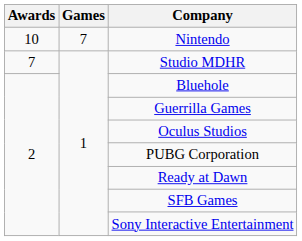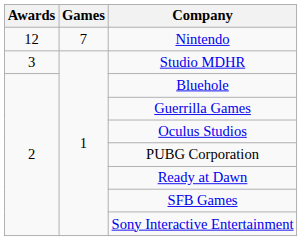(32, 39) 10 -> (32, 39) 12
(32, 62) 7 -> (32, 62) 3
